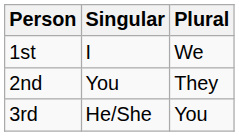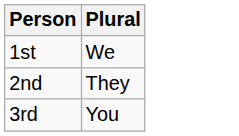- column: (125, 20)
